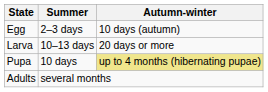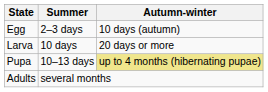(67, 45) 10–13 days -> (59, 45) 10 days
(59, 62) 10 days -> (67, 62) 10–13 days
